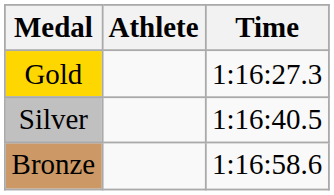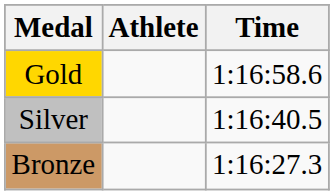(267, 73) 1:16:27.3 -> (267, 73) 1:16:58.6
(267, 165) 1:16:58.6 -> (267, 165) 1:16:27.3
